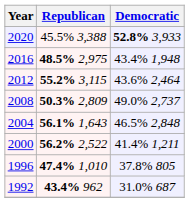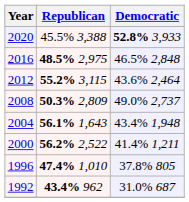(147, 58) 43.4% 1,948 -> (147, 58) 46.5% 2,848
(147, 122) 46.5% 2,848 -> (147, 122) 43.4% 1,948
